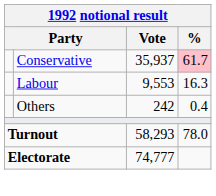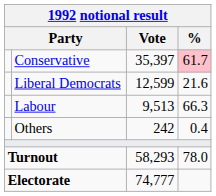(155, 60) 35,937 -> (155, 60) 35,397
+ row: (68, 83)
(158, 83) 9,553 -> (158, 106) 9,513
(195, 83) 16.3 -> (195, 106) 66.3
